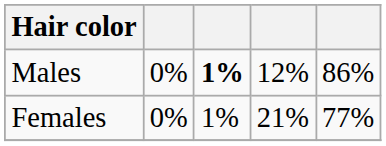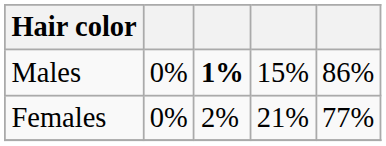(283, 72) 12% -> (283, 72) 15%
(220, 117) 1% -> (220, 117) 2%
